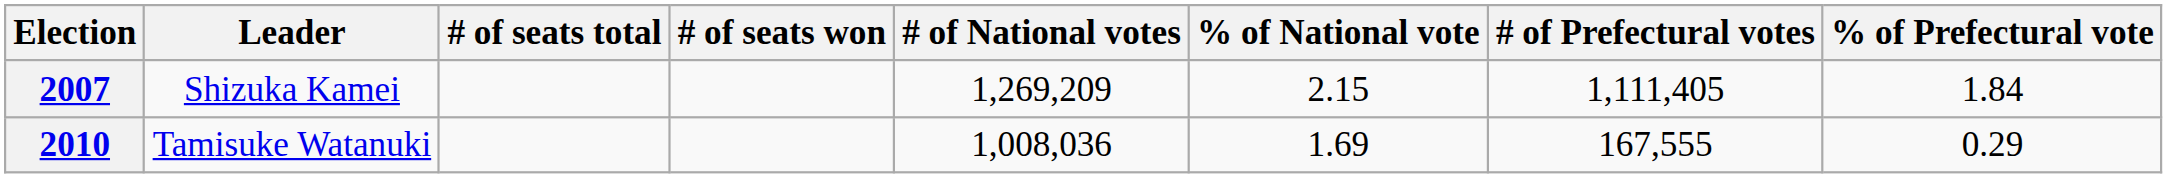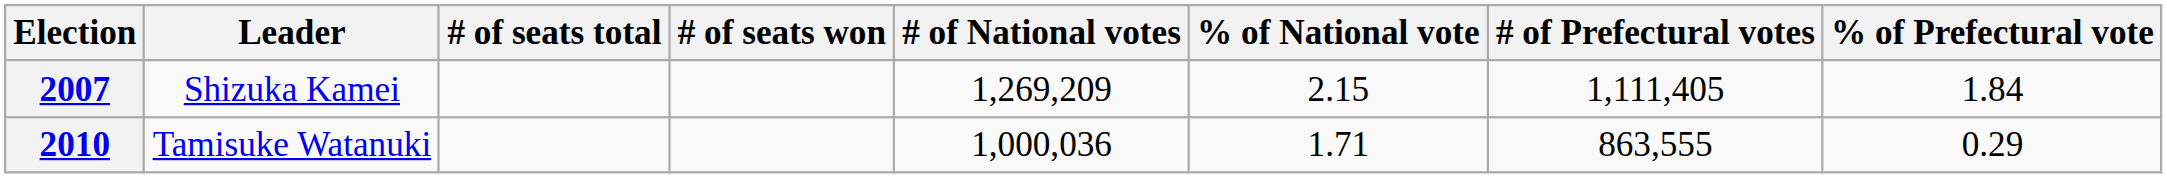(1042, 144) 1,008,036 -> (1042, 144) 1,000,036
(1338, 144) 1.69 -> (1338, 144) 1.71
(1655, 144) 167,555 -> (1655, 144) 863,555
